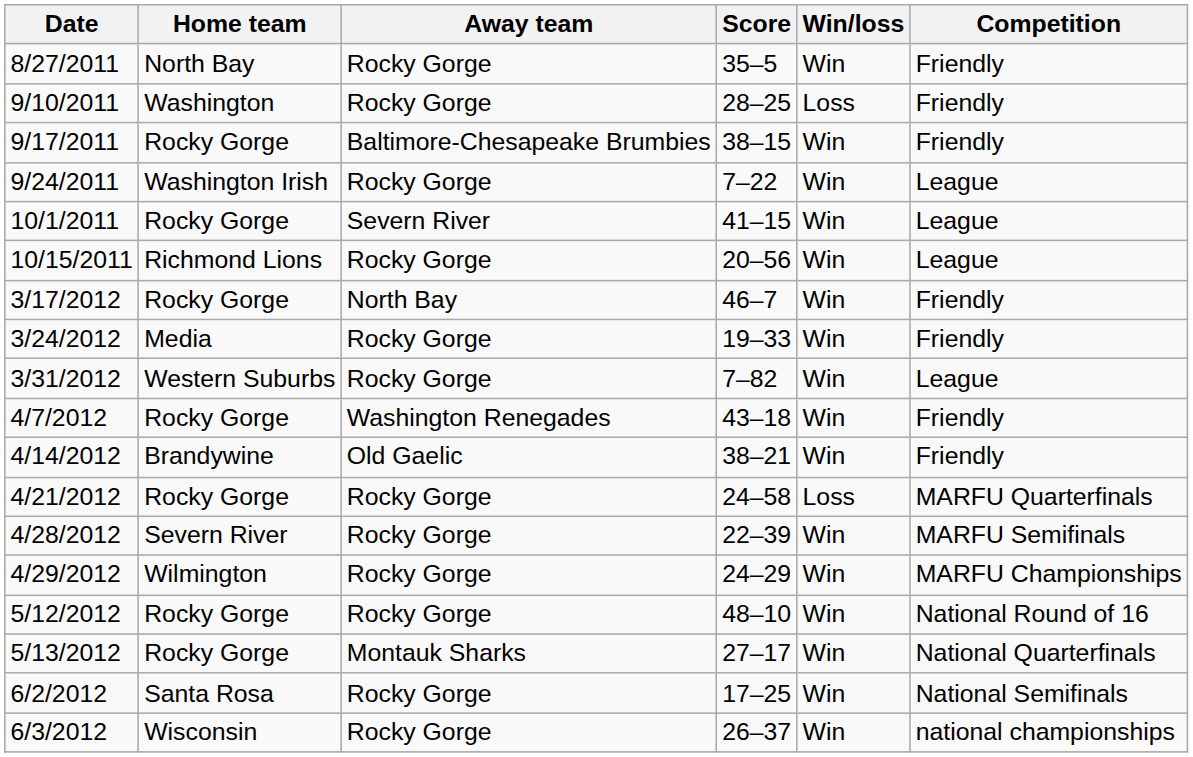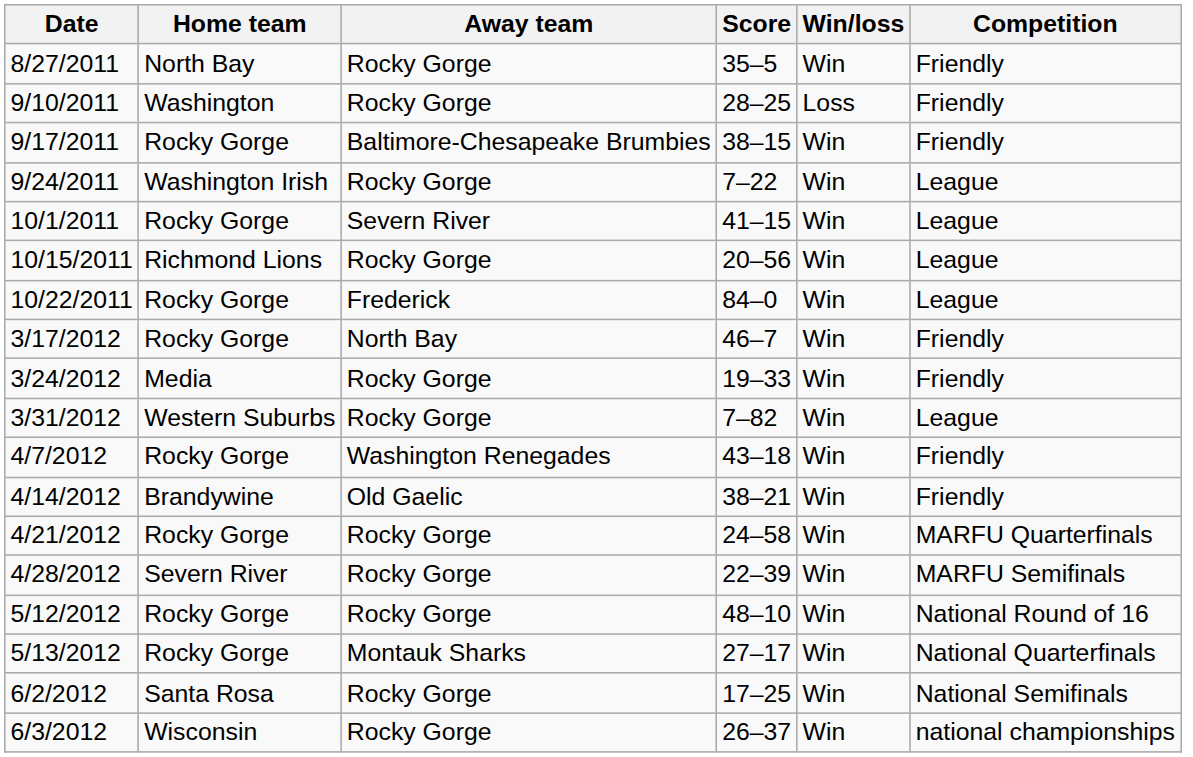+ row: (72, 299)
(829, 496) Loss -> (824, 535) Win
- row: (66, 574)
